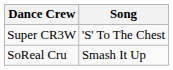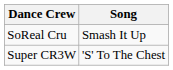rows swapped: (42, 34) <-> (37, 55)
